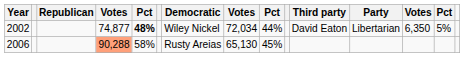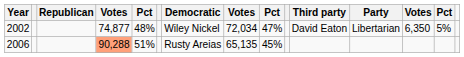(145, 29) bold -> (145, 29) normal
(272, 29) 44% -> (272, 29) 47%
(145, 45) 58% -> (145, 45) 51%
(242, 45) 65,130 -> (242, 45) 65,135
